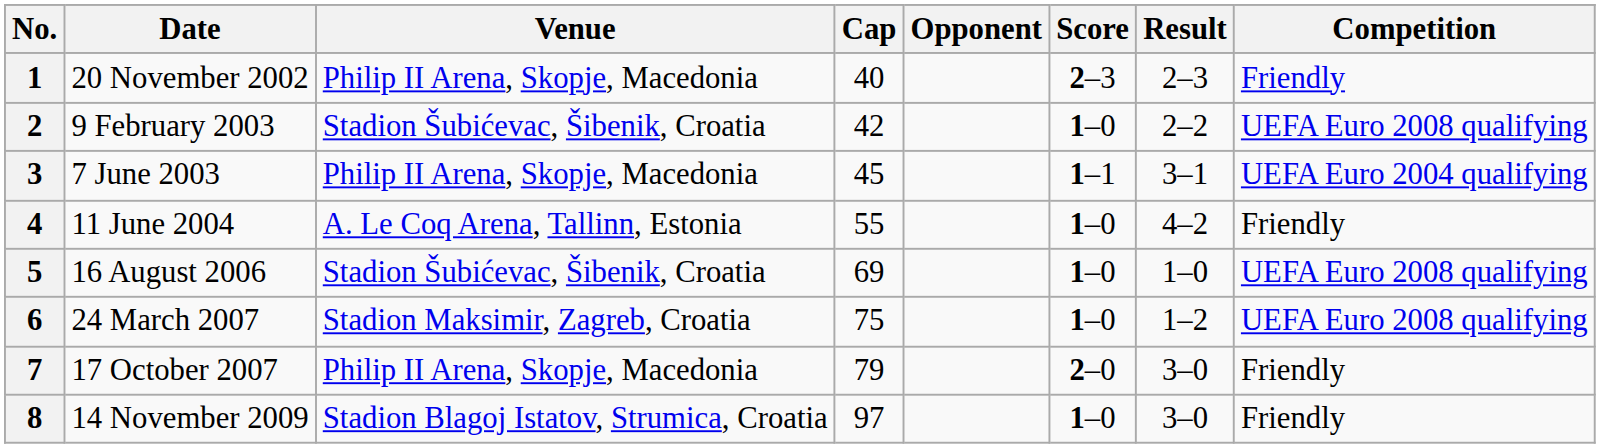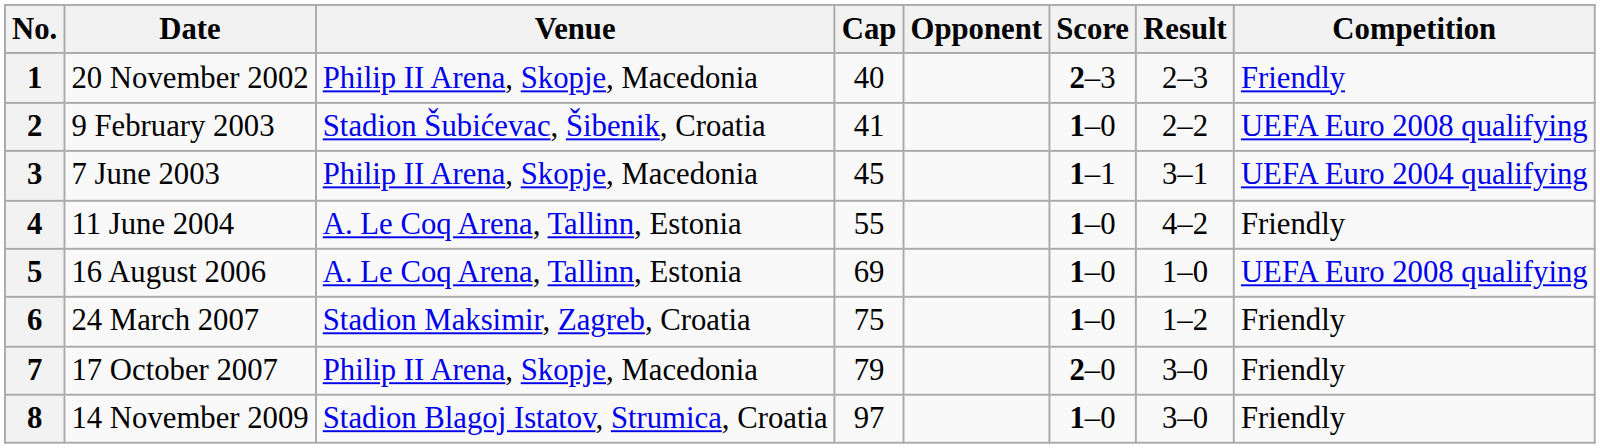(869, 126) 42 -> (869, 126) 41
(544, 272) Stadion Šubićevac, Šibenik, Croatia -> (532, 272) A. Le Coq Arena, Tallinn, Estonia
(1414, 321) UEFA Euro 2008 qualifying -> (1293, 321) Friendly
